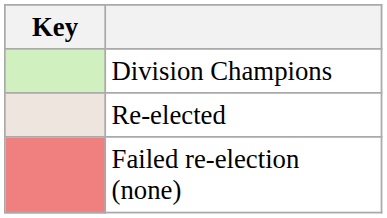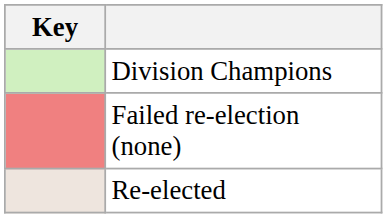rows swapped: (169, 114) <-> (205, 174)
